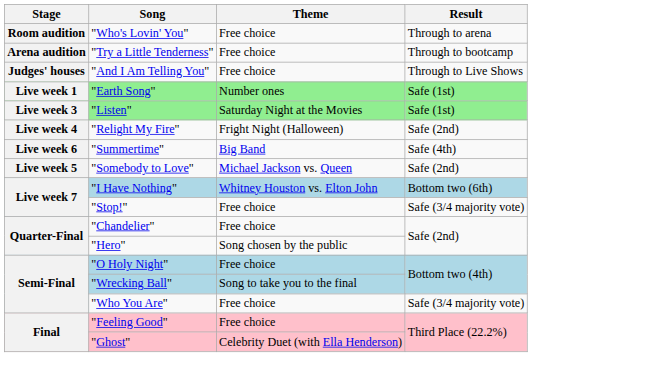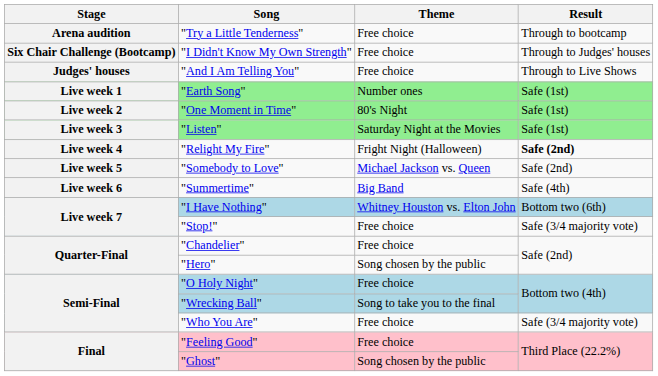- row: (140, 33)
+ row: (266, 52)
+ row: (239, 110)
(433, 129) normal -> (548, 149) bold
rows swapped: (143, 168) <-> (128, 149)
(311, 341) Celebrity Duet (with Ella Henderson) -> (421, 361) Song chosen by the public
